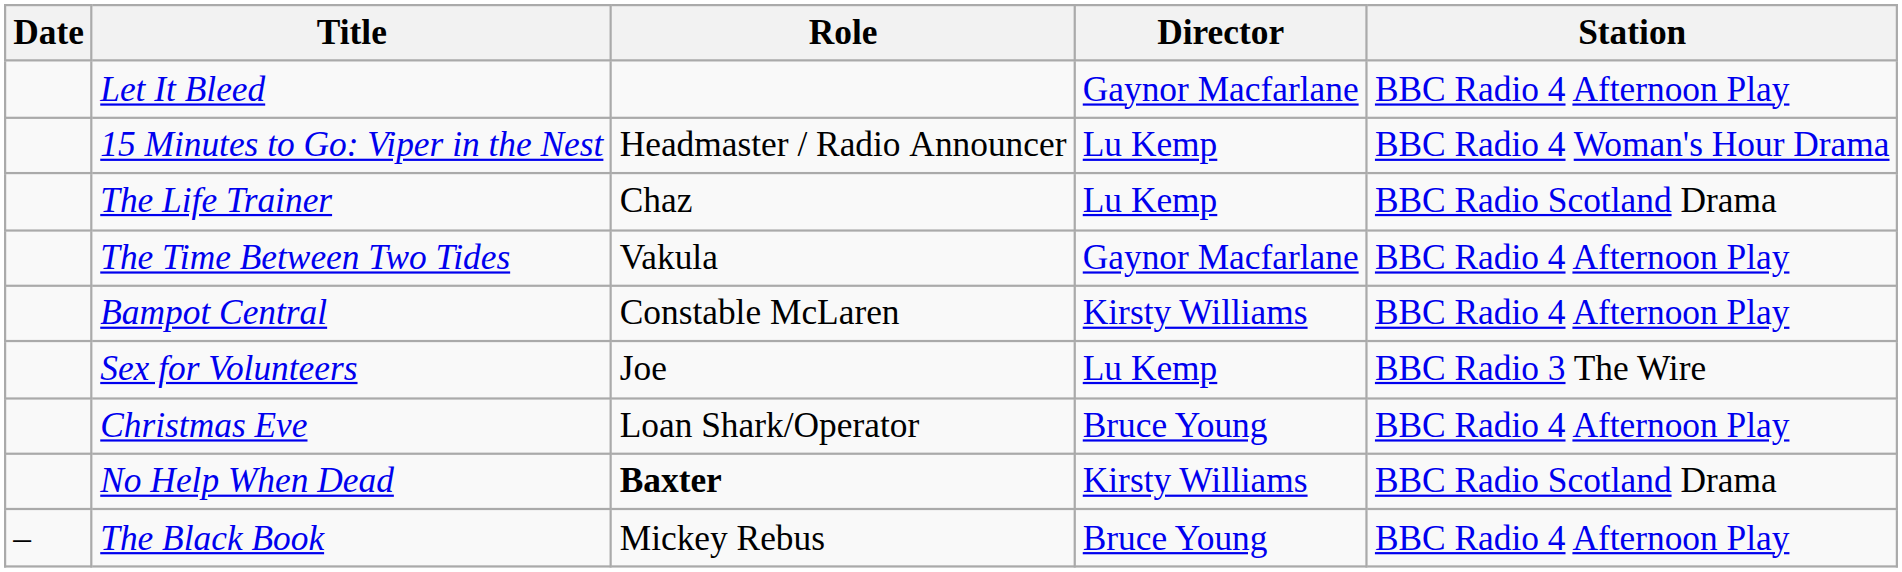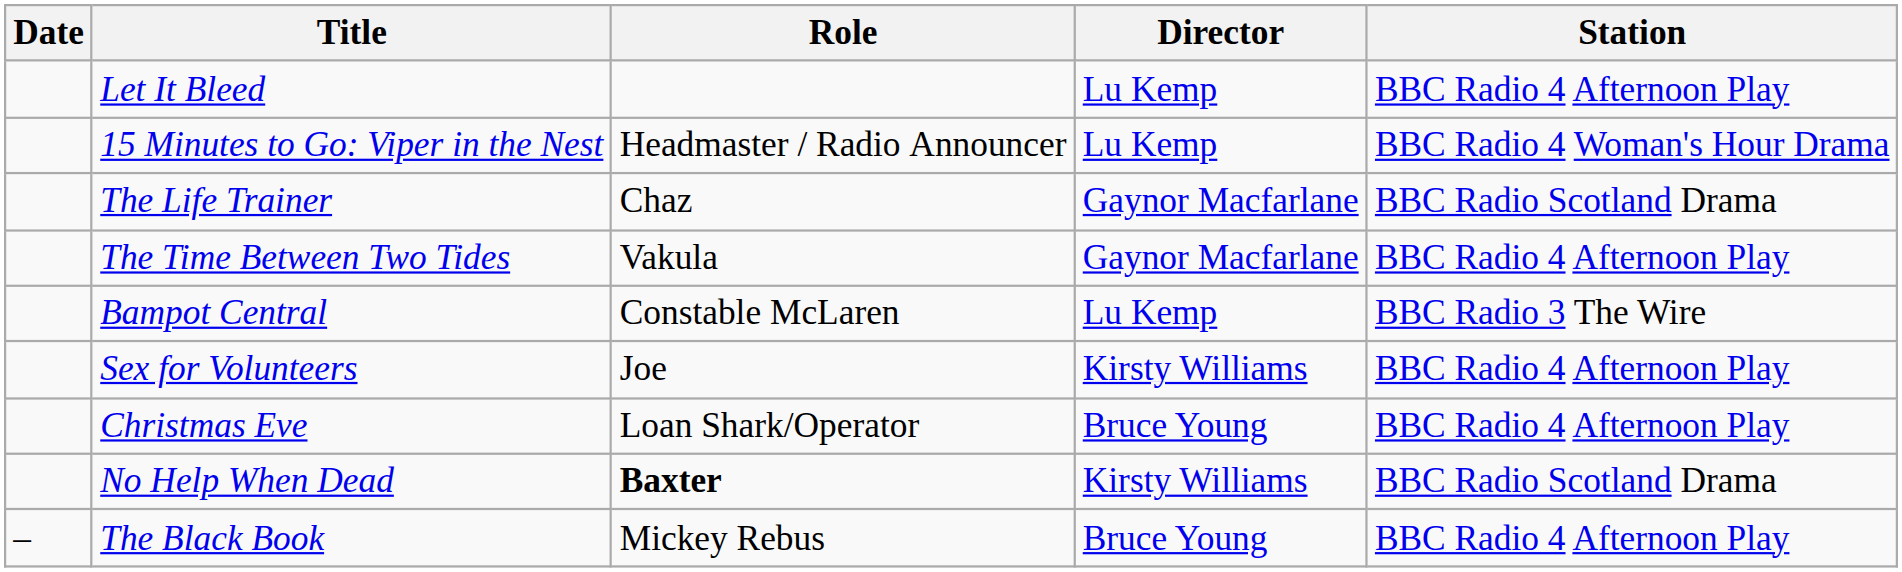(1221, 88) Gaynor Macfarlane -> (1150, 88) Lu Kemp
(1150, 200) Lu Kemp -> (1221, 200) Gaynor Macfarlane
(1195, 312) Kirsty Williams -> (1150, 312) Lu Kemp
(1582, 312) BBC Radio 4 Afternoon Play -> (1541, 312) BBC Radio 3 The Wire
(1150, 369) Lu Kemp -> (1195, 369) Kirsty Williams
(1541, 369) BBC Radio 3 The Wire -> (1582, 369) BBC Radio 4 Afternoon Play
